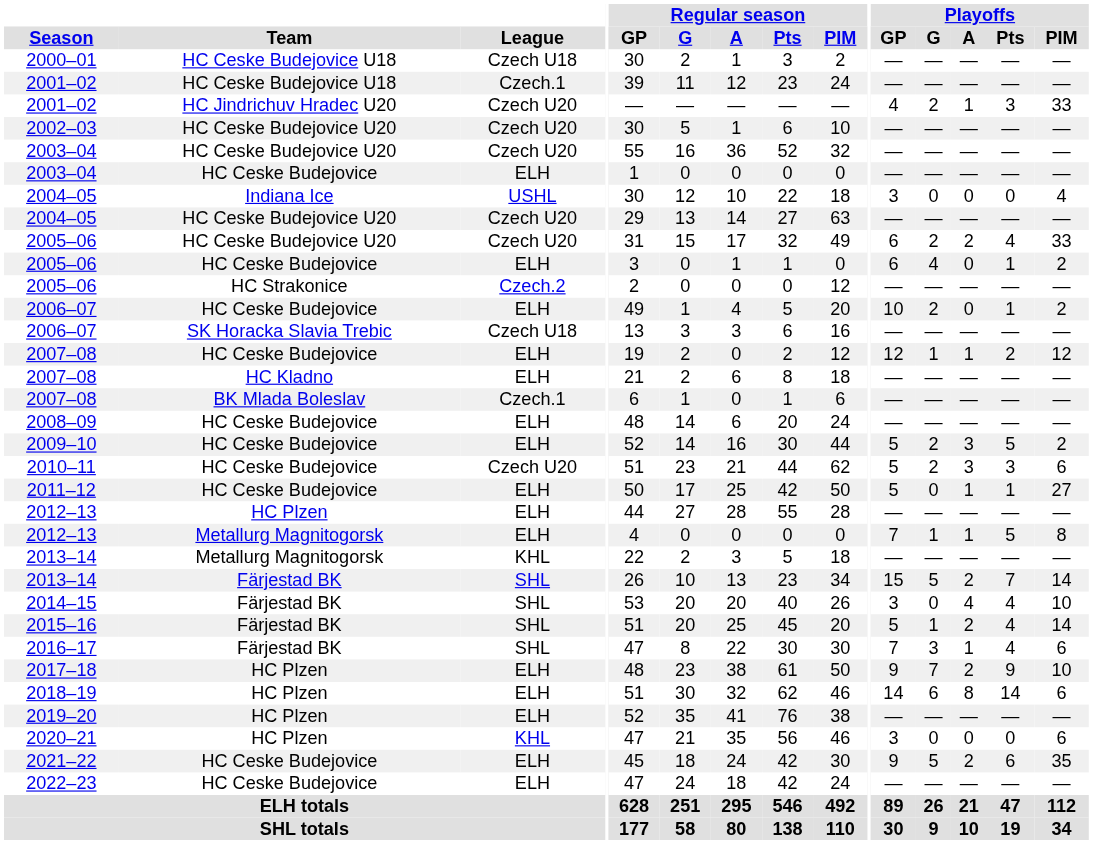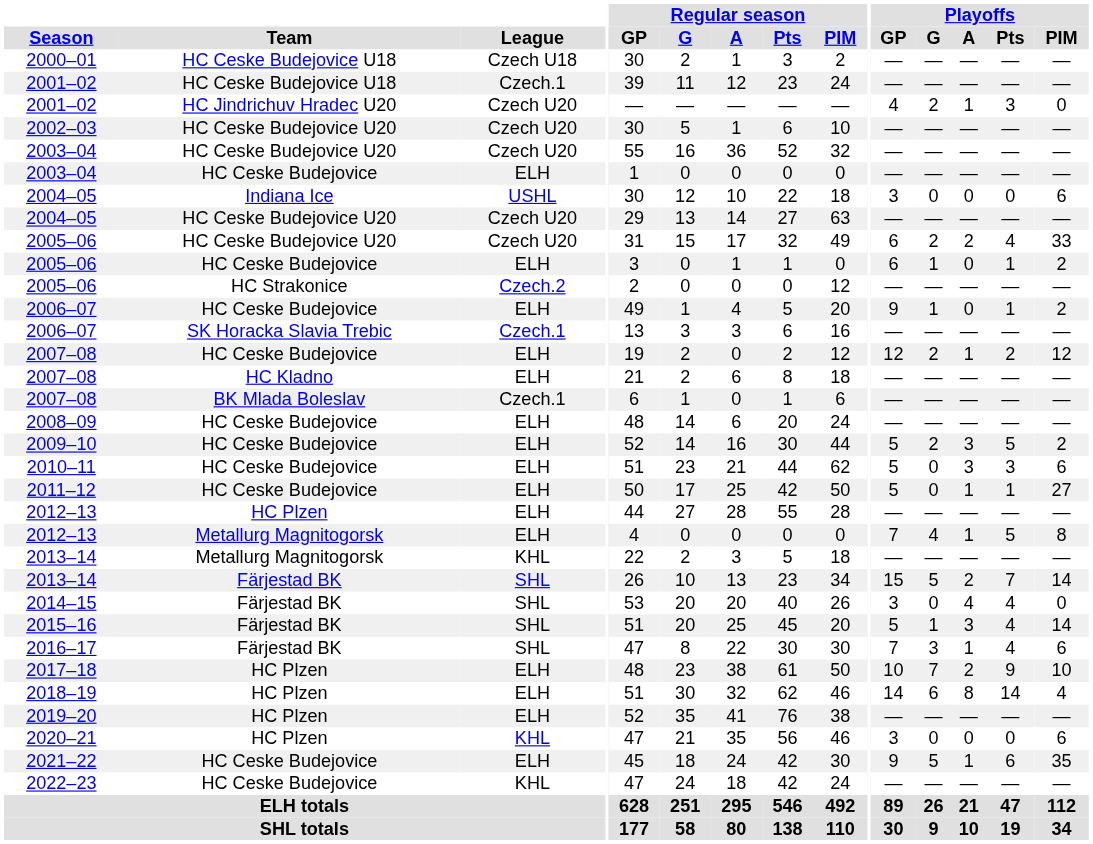(1062, 105) 33 -> (1062, 105) 0
(1062, 196) 4 -> (1062, 196) 6
(933, 263) 4 -> (933, 263) 1
(893, 309) 10 -> (893, 309) 9
(933, 309) 2 -> (933, 309) 1
(532, 331) Czech U18 -> (532, 331) Czech.1
(933, 354) 1 -> (933, 354) 2
(532, 467) Czech U20 -> (532, 467) ELH
(933, 467) 2 -> (933, 467) 0
(933, 535) 1 -> (933, 535) 4
(1062, 602) 10 -> (1062, 602) 0
(969, 625) 2 -> (969, 625) 3
(893, 670) 9 -> (893, 670) 10
(1062, 693) 6 -> (1062, 693) 4
(969, 761) 2 -> (969, 761) 1
(532, 783) ELH -> (532, 783) KHL
